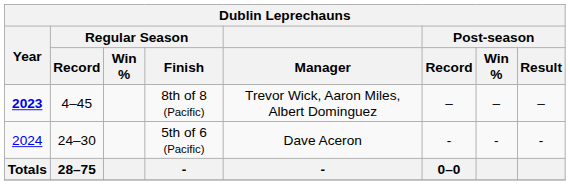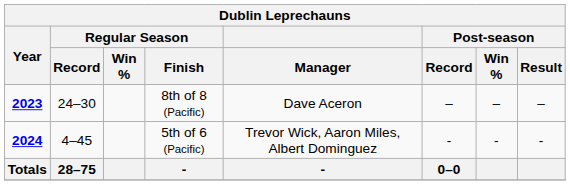(77, 103) 4–45 -> (77, 103) 24–30
(323, 103) Trevor Wick, Aaron Miles, Albert Dominguez -> (323, 103) Dave Aceron
(27, 140) normal -> (27, 140) bold
(77, 140) 24–30 -> (77, 140) 4–45
(323, 140) Dave Aceron -> (323, 140) Trevor Wick, Aaron Miles, Albert Dominguez
